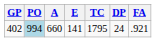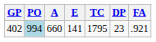(119, 28) 24 -> (119, 28) 23
